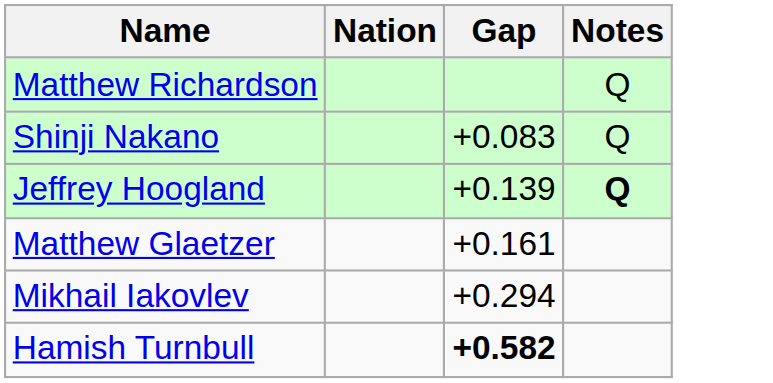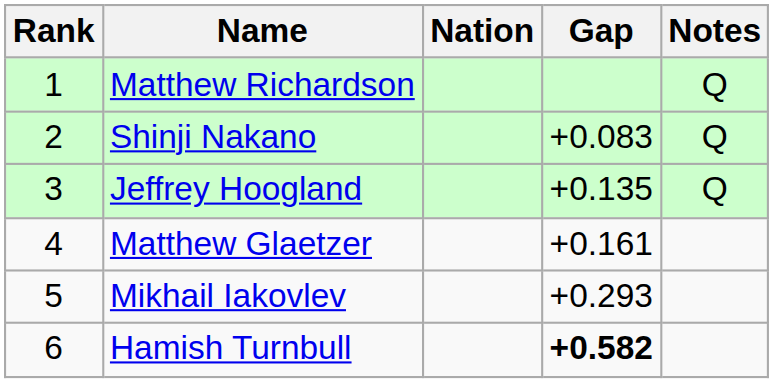+ column: (54, 31)
(504, 190) +0.139 -> (601, 190) +0.135
(618, 190) bold -> (715, 190) normal
(504, 296) +0.294 -> (601, 296) +0.293
